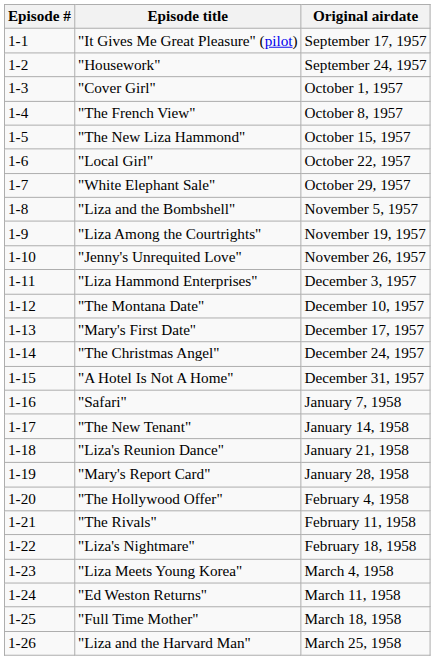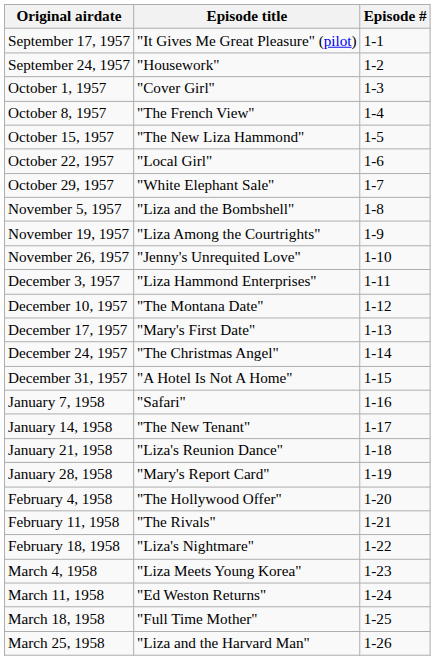columns swapped: (39, 16) <-> (366, 16)
